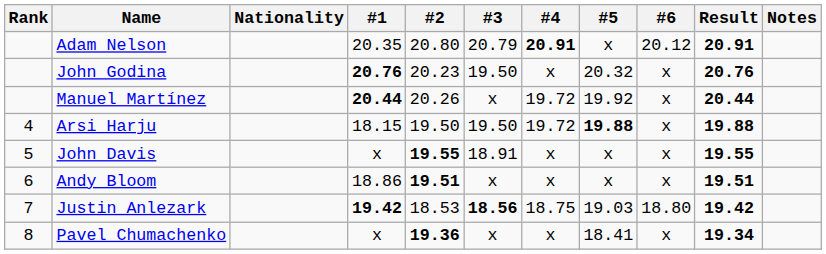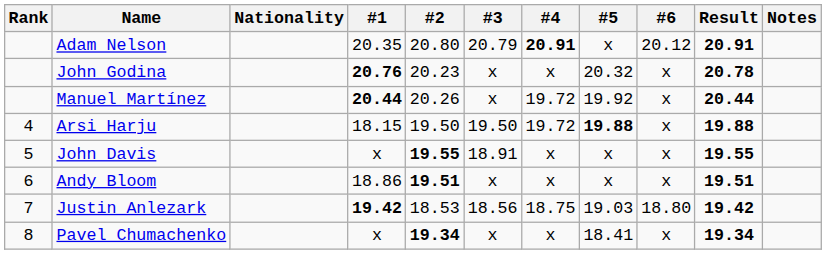(493, 72) 19.50 -> (493, 72) x
(729, 72) 20.76 -> (729, 72) 20.78
(493, 208) bold -> (493, 208) normal
(435, 235) 19.36 -> (435, 235) 19.34
